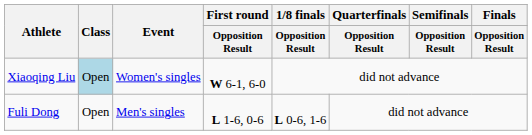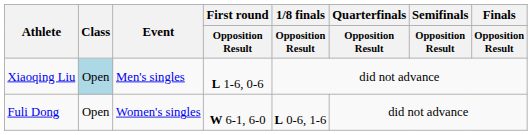(158, 76) Women's singles -> (150, 76) Men's singles
(238, 84) W 6-1, 6-0 -> (238, 84) L 1-6, 0-6
(150, 112) Men's singles -> (158, 112) Women's singles
(238, 120) L 1-6, 0-6 -> (238, 120) W 6-1, 6-0
